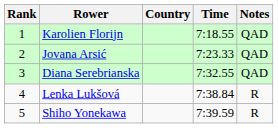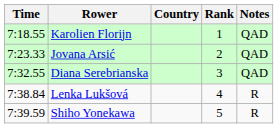columns swapped: (22, 14) <-> (215, 14)
